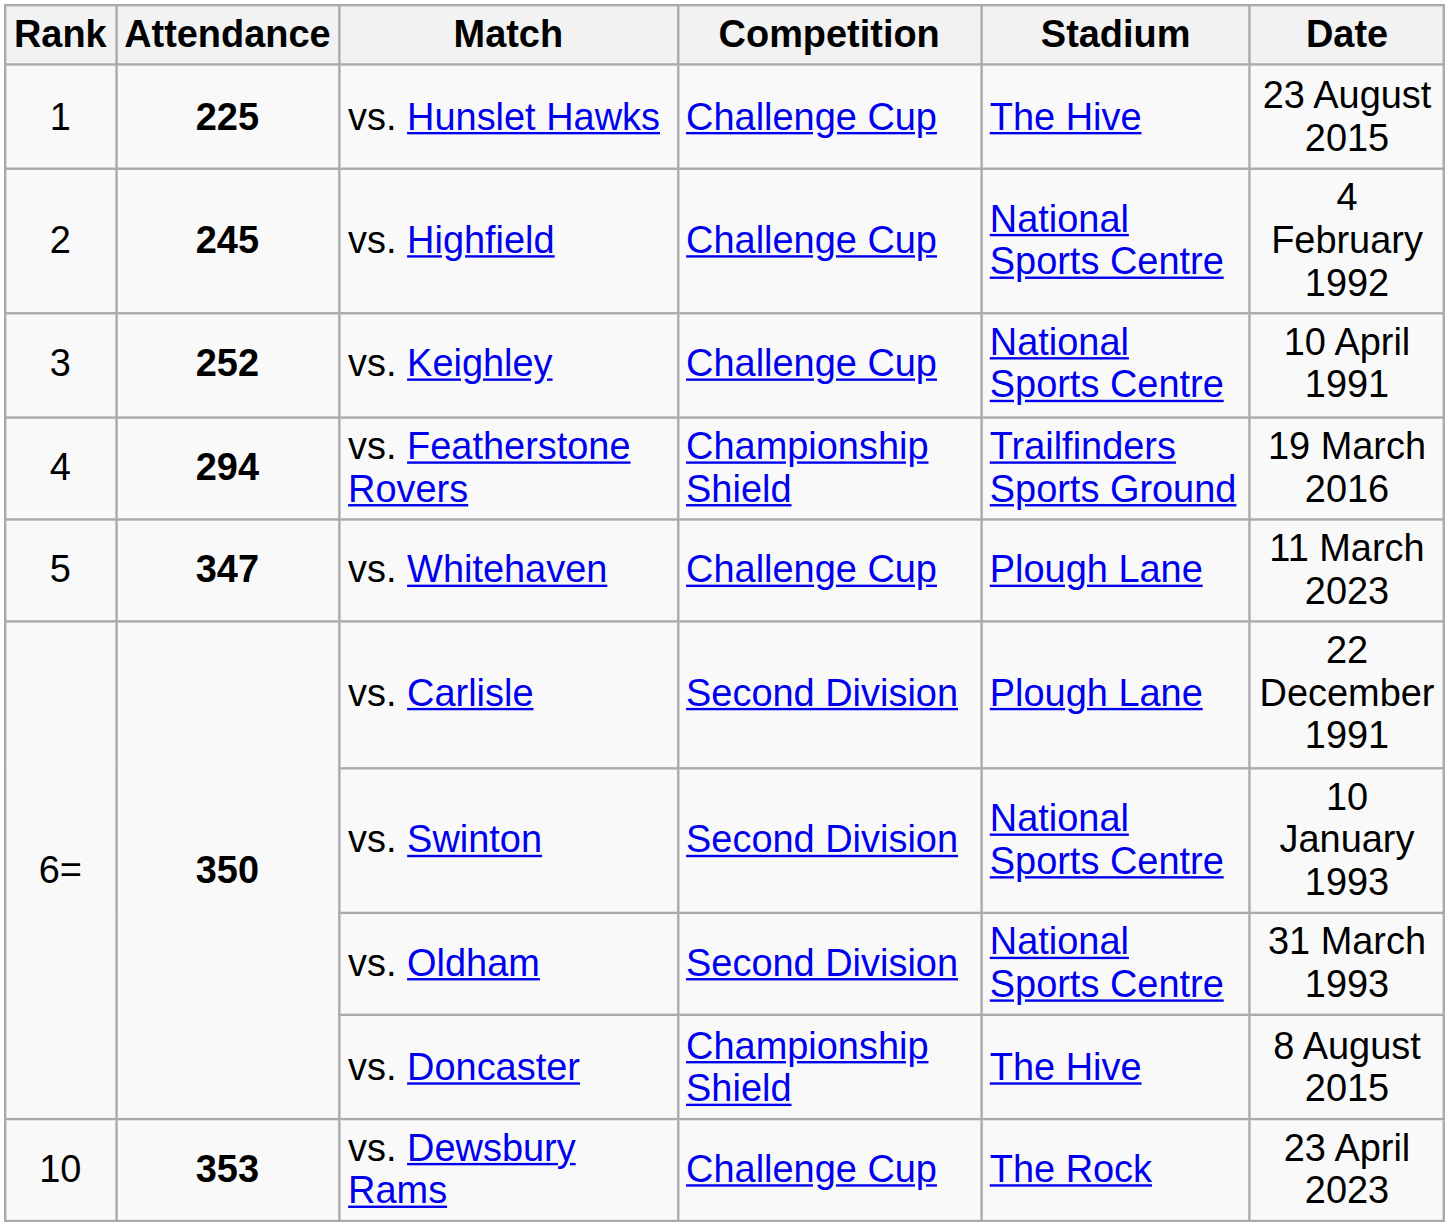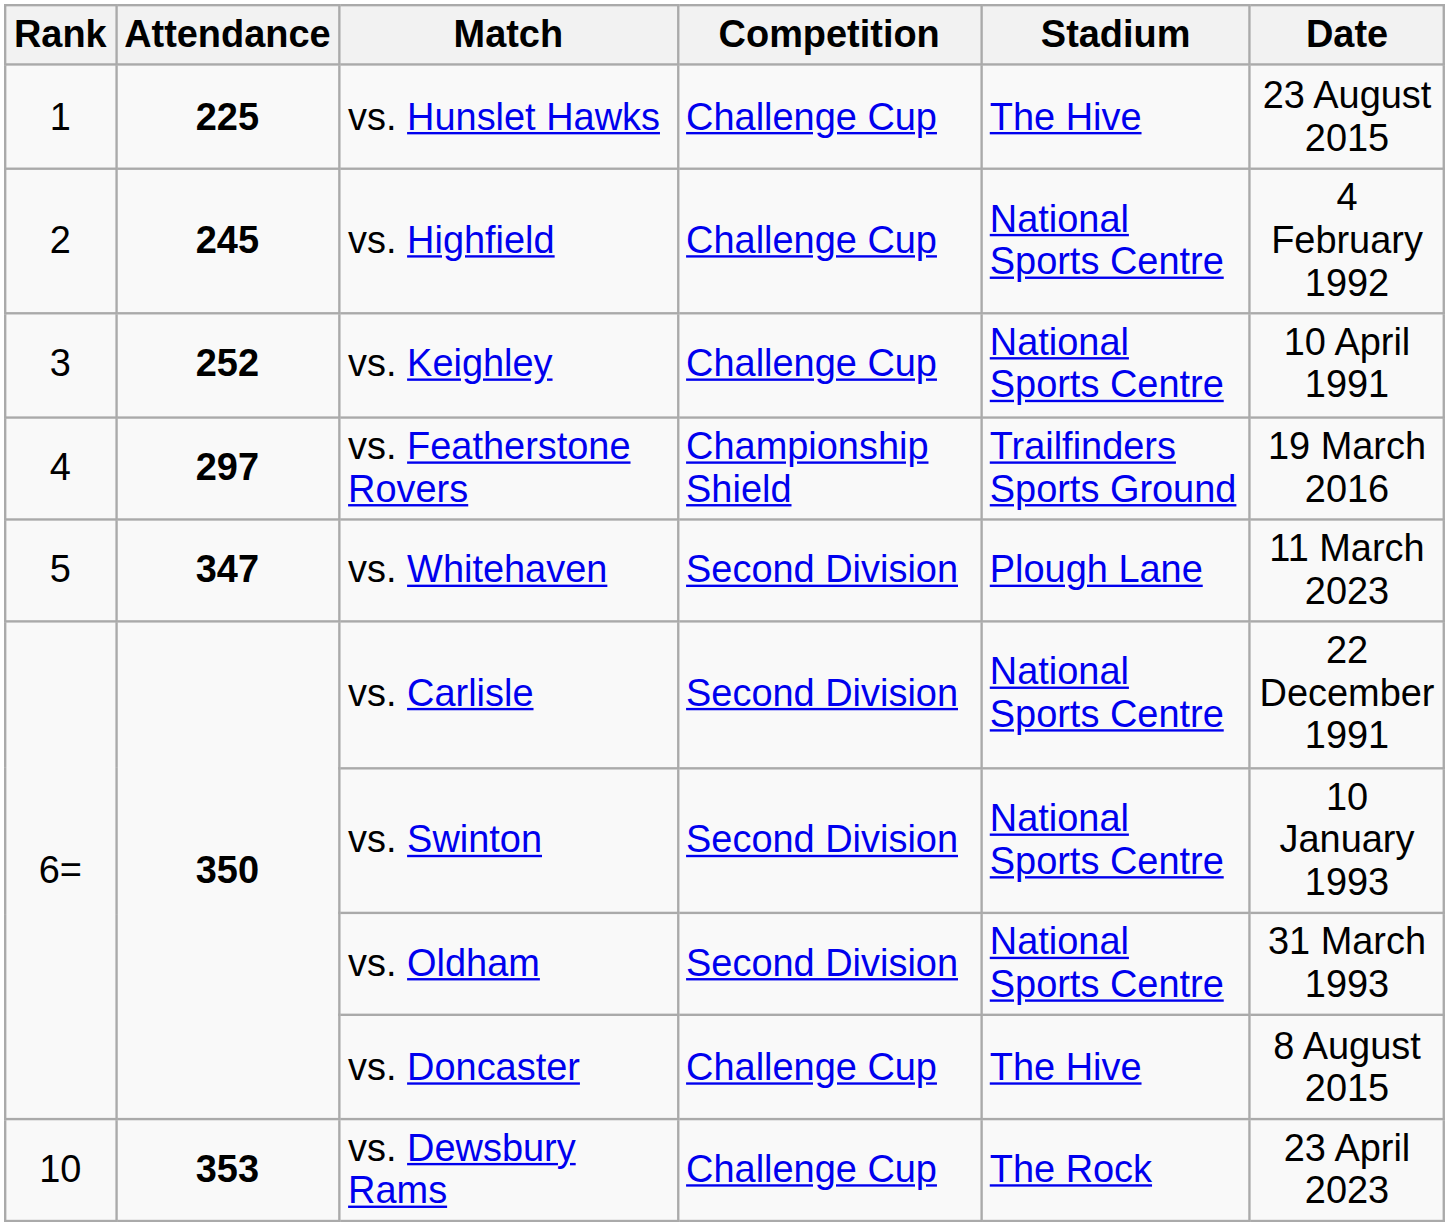(227, 467) 294 -> (227, 467) 297
(812, 569) Challenge Cup -> (822, 569) Second Division
(1096, 694) Plough Lane -> (1107, 694) National Sports Centre
(807, 1066) Championship Shield -> (812, 1066) Challenge Cup
